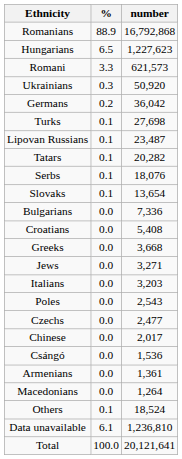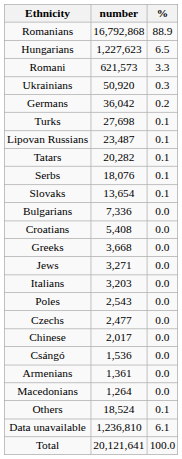columns swapped: (150, 13) <-> (106, 13)
